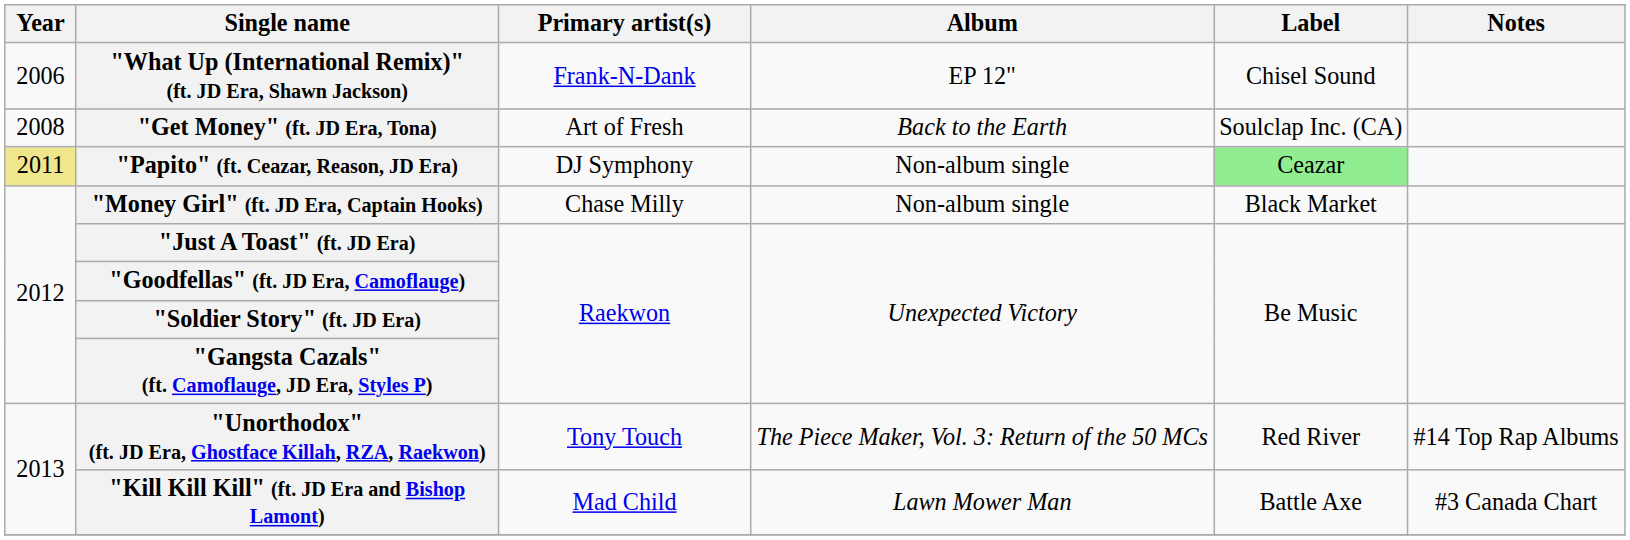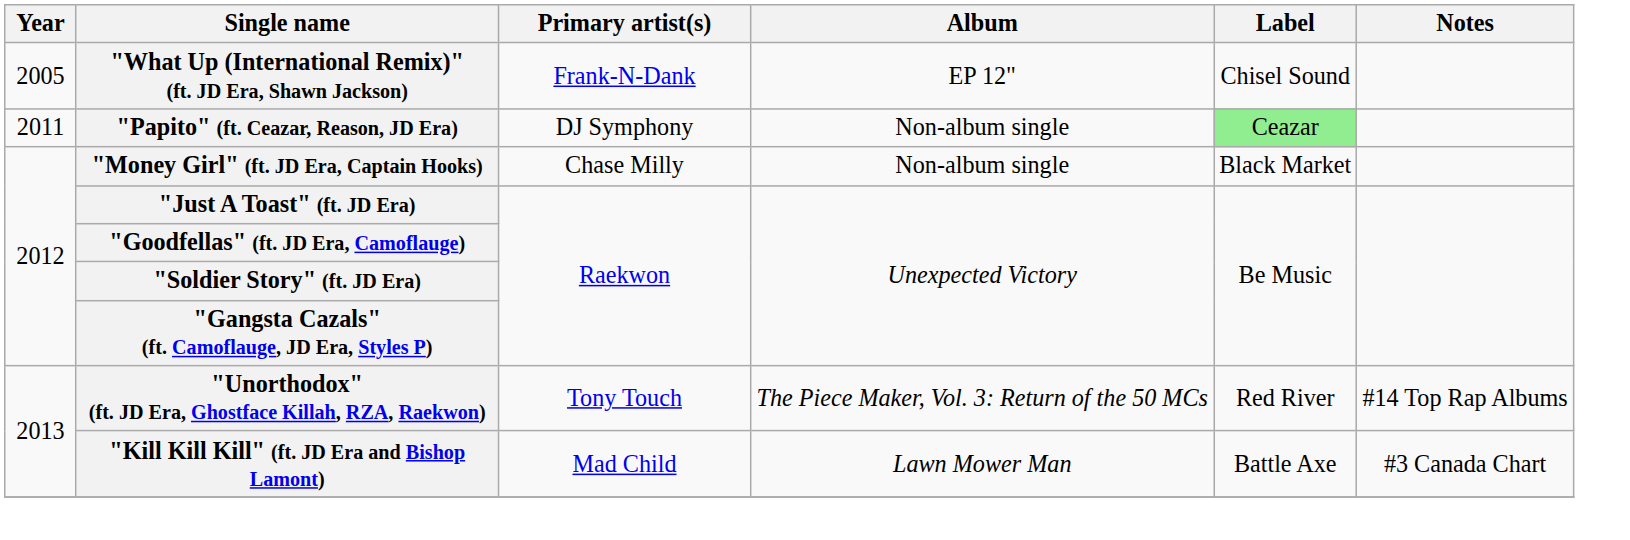(41, 75) 2006 -> (41, 75) 2005
- row: (287, 127)
(41, 165) khaki background -> (41, 127) no background
